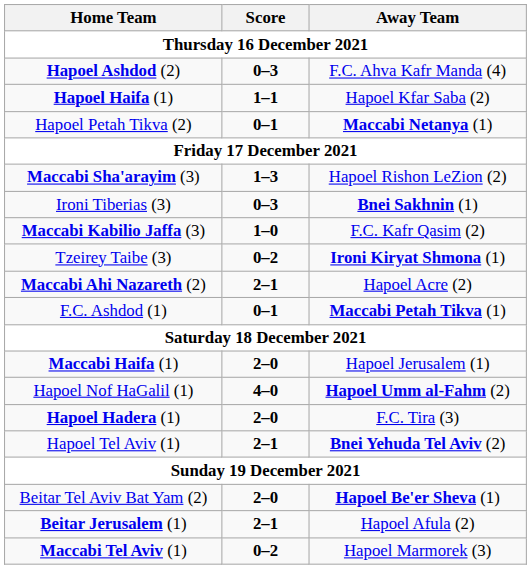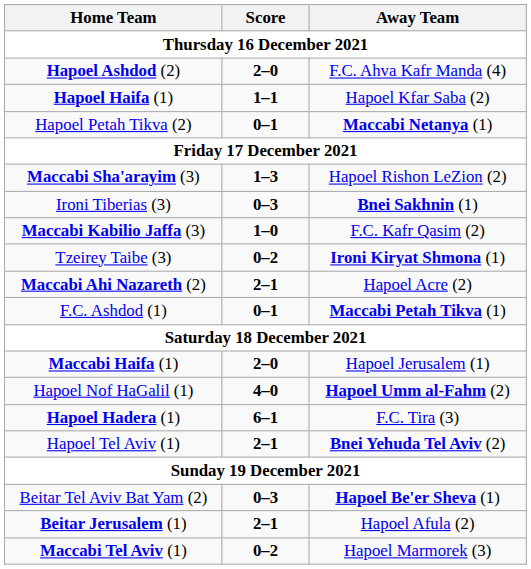(266, 71) 0–3 -> (266, 71) 2–0
(266, 417) 2–0 -> (266, 417) 6–1
(266, 497) 2–0 -> (266, 497) 0–3
